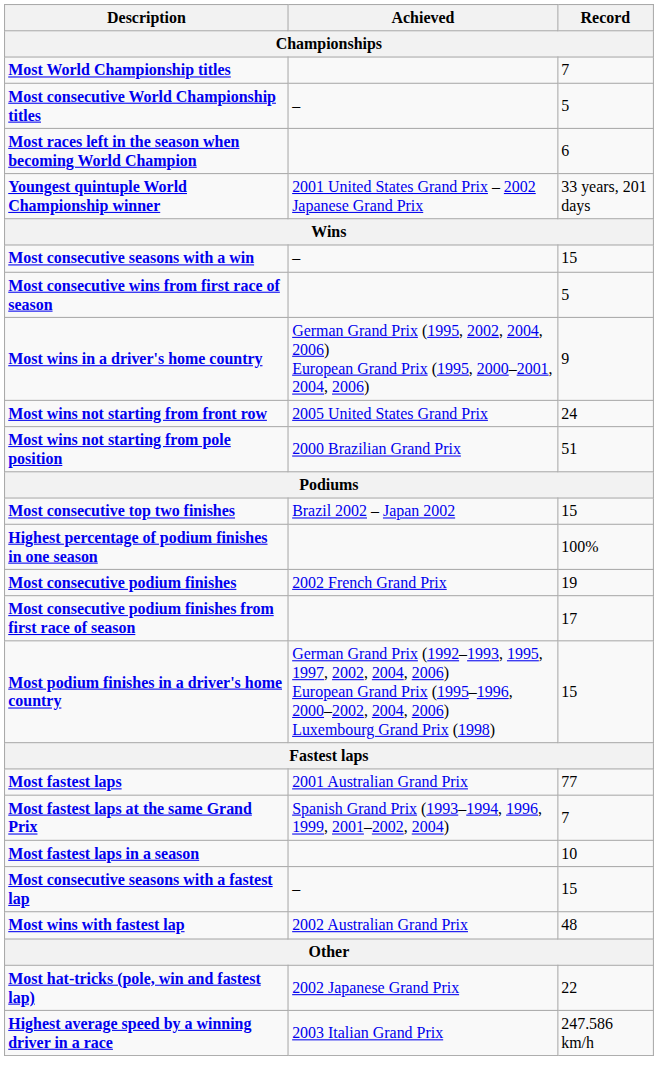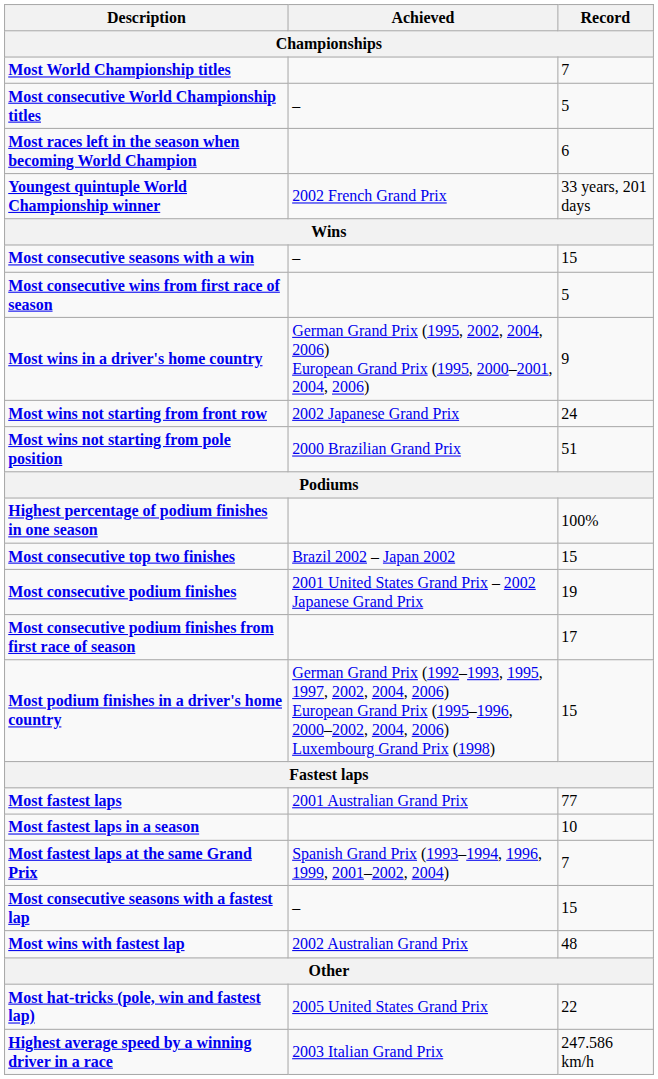(414, 196) 2001 United States Grand Prix – 2002 Japanese Grand Prix -> (369, 196) 2002 French Grand Prix
(390, 413) 2005 United States Grand Prix -> (376, 413) 2002 Japanese Grand Prix
rows swapped: (122, 511) <-> (138, 546)
(369, 582) 2002 French Grand Prix -> (414, 592) 2001 United States Grand Prix – 2002 Japanese Grand Prix
rows swapped: (104, 853) <-> (130, 818)
(376, 987) 2002 Japanese Grand Prix -> (390, 1006) 2005 United States Grand Prix
